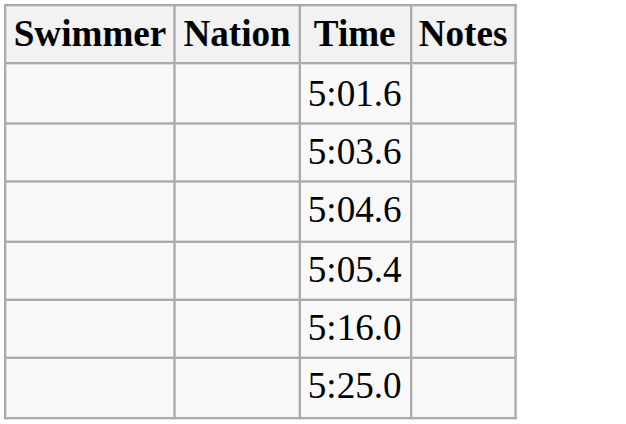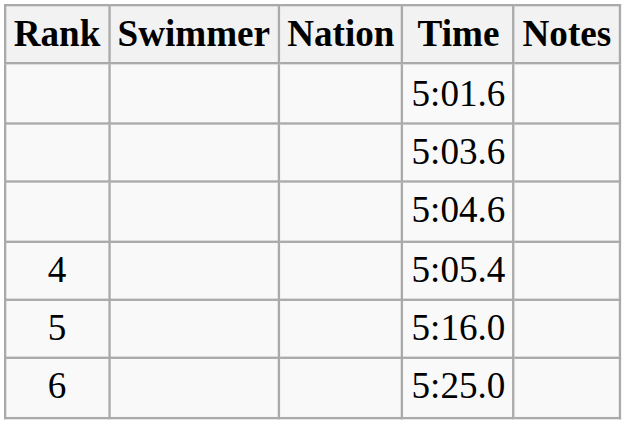+ column: (57, 33)
